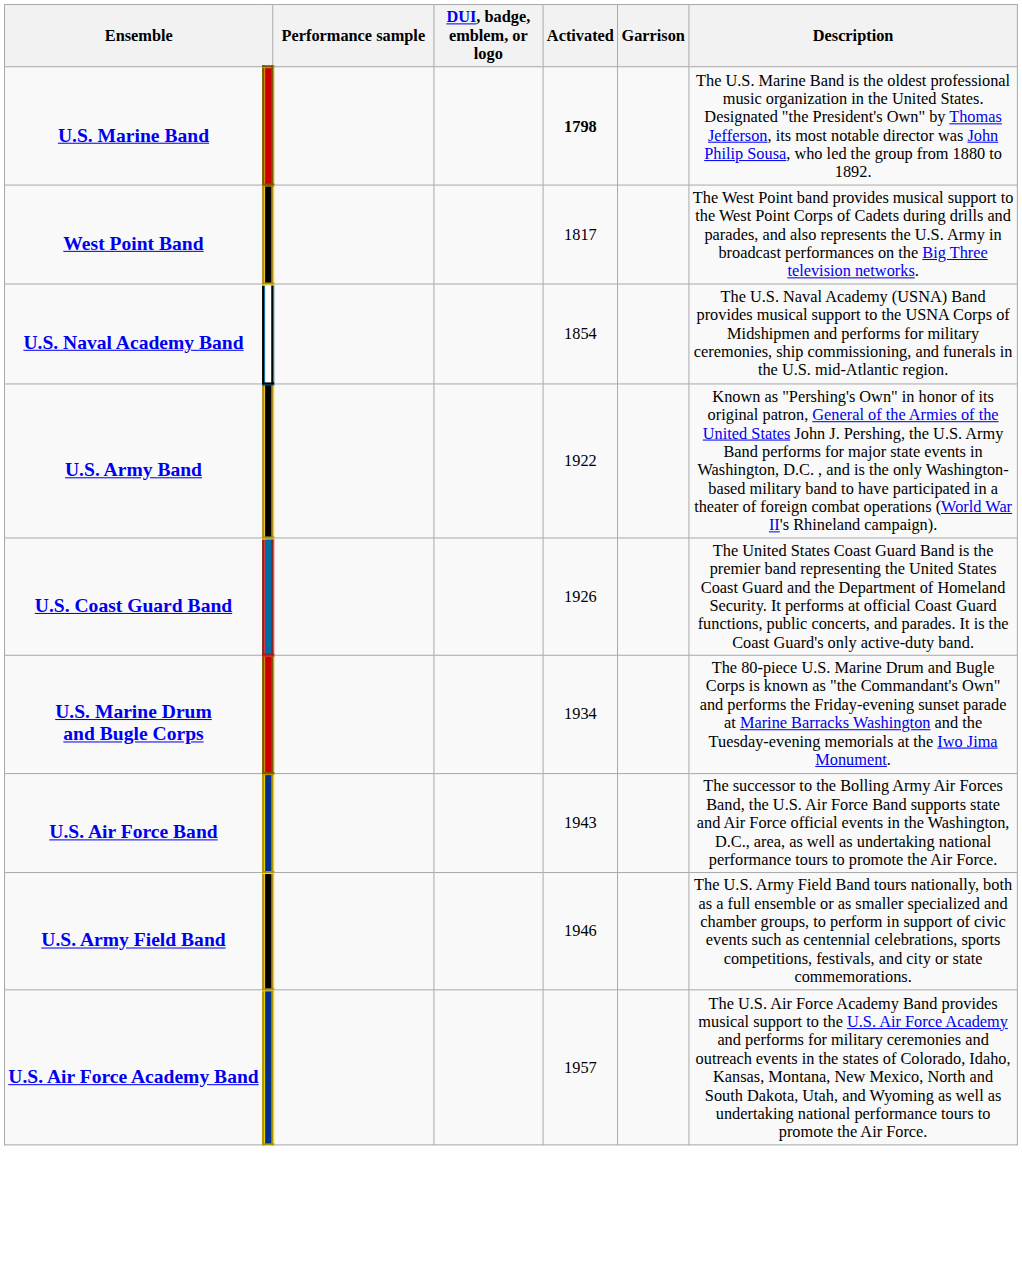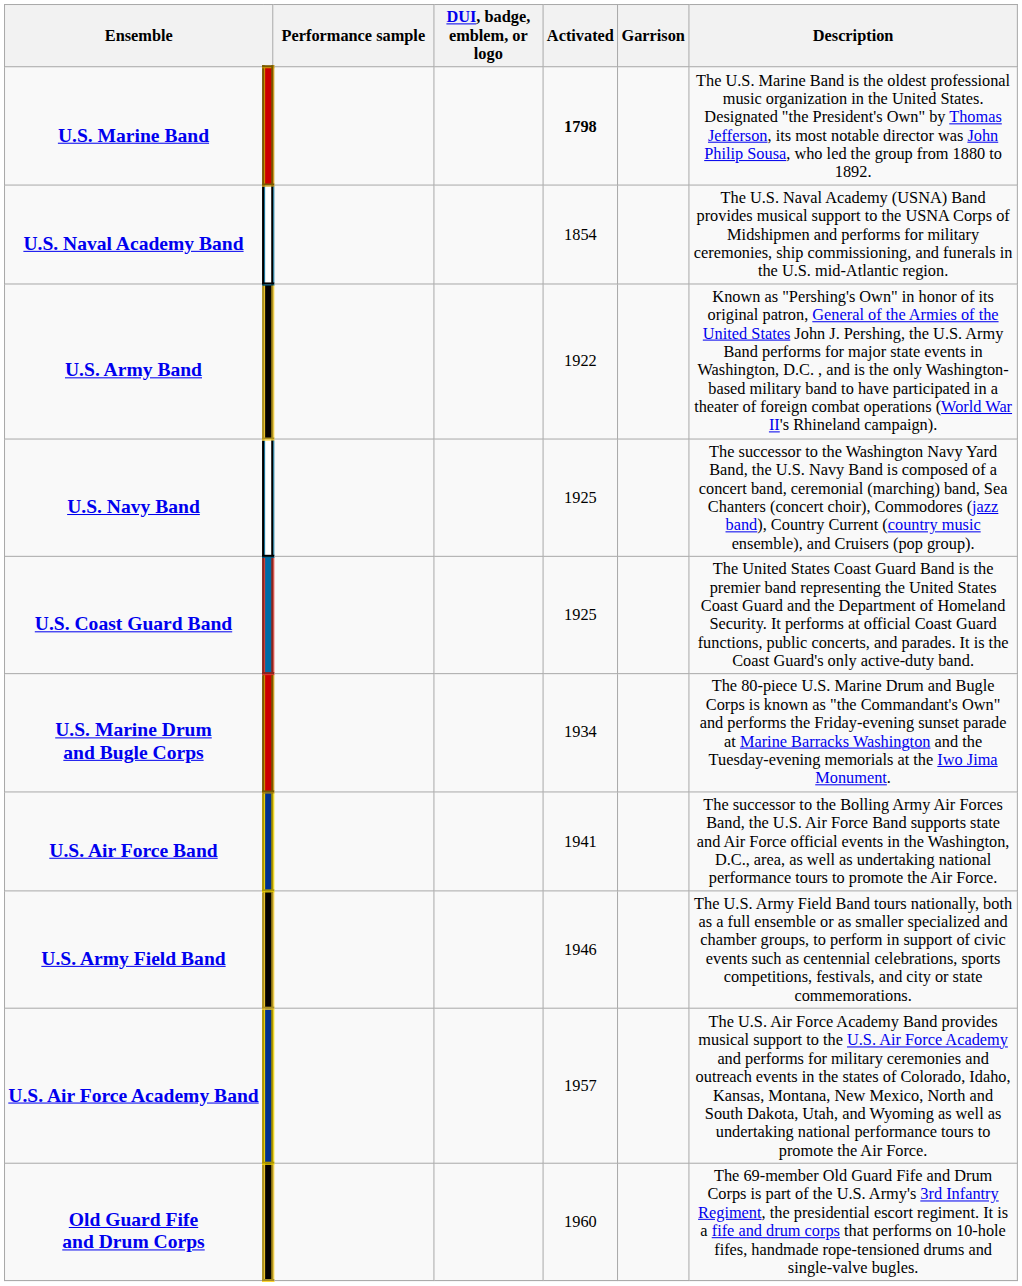- row: (133, 243)
+ row: (133, 506)
(580, 596) 1926 -> (580, 615) 1925
(580, 822) 1943 -> (580, 841) 1941
+ row: (133, 1230)
